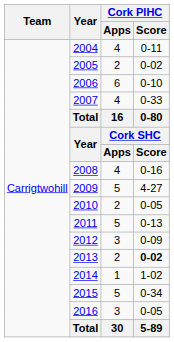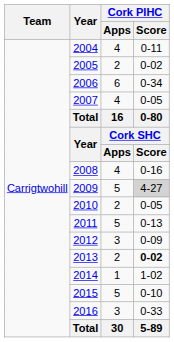(151, 83) 0-10 -> (151, 83) 0-34
(151, 100) 0-33 -> (151, 100) 0-05
(151, 188) no background -> (151, 188) lightgrey background
(151, 293) 0-34 -> (151, 293) 0-10
(151, 310) 0-05 -> (151, 310) 0-33
